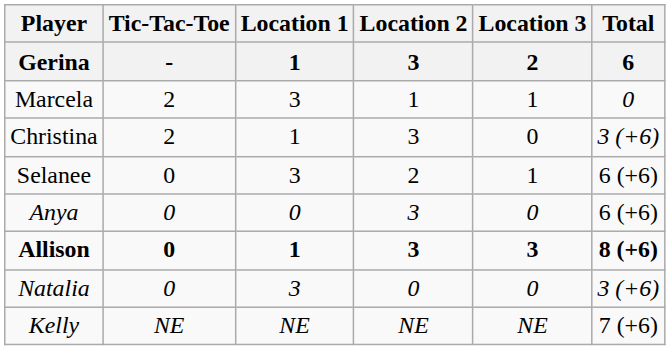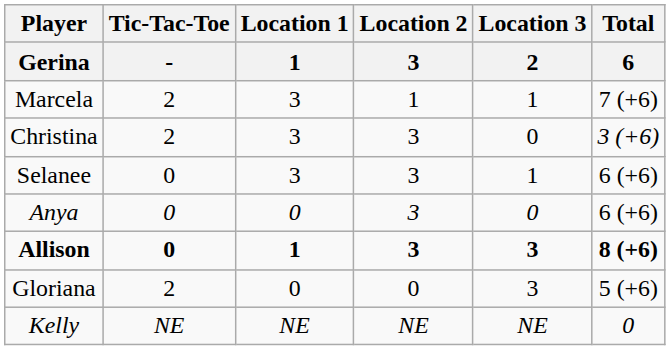(628, 99) 0 -> (628, 99) 7 (+6)
(295, 136) 1 -> (295, 136) 3
(414, 174) 2 -> (414, 174) 3
+ row: (54, 288)
- row: (54, 288)
(628, 325) 7 (+6) -> (628, 325) 0
